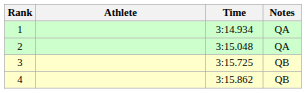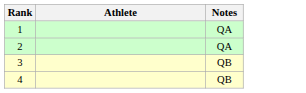- column: (234, 12)
